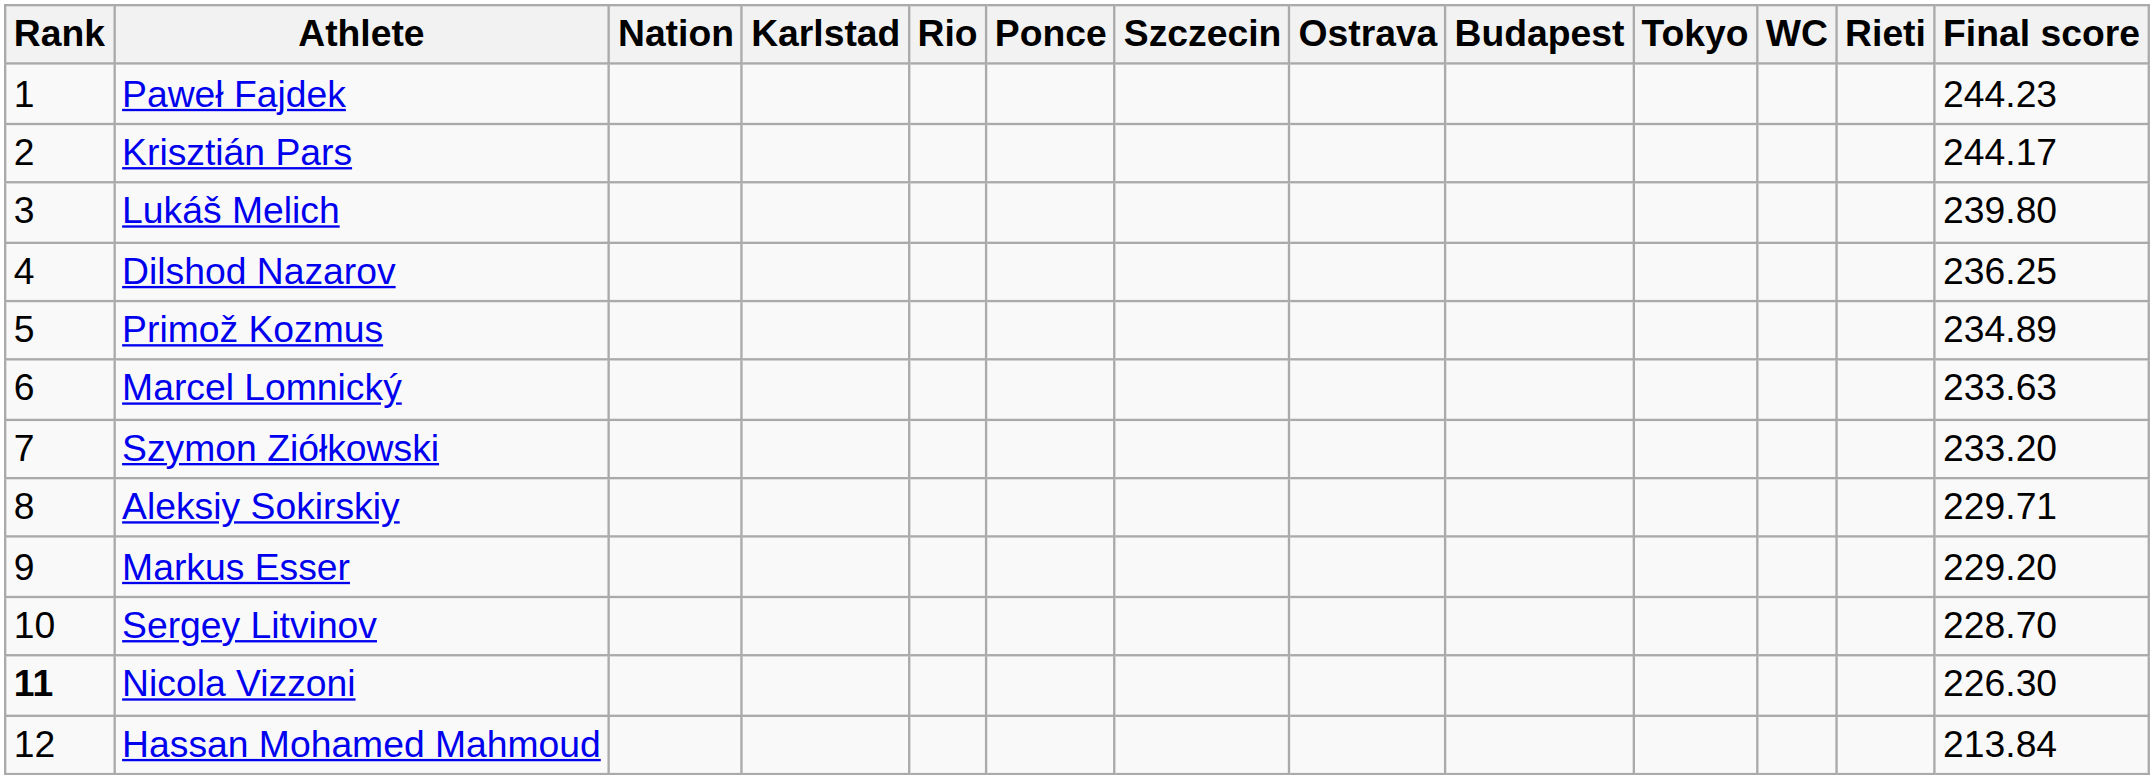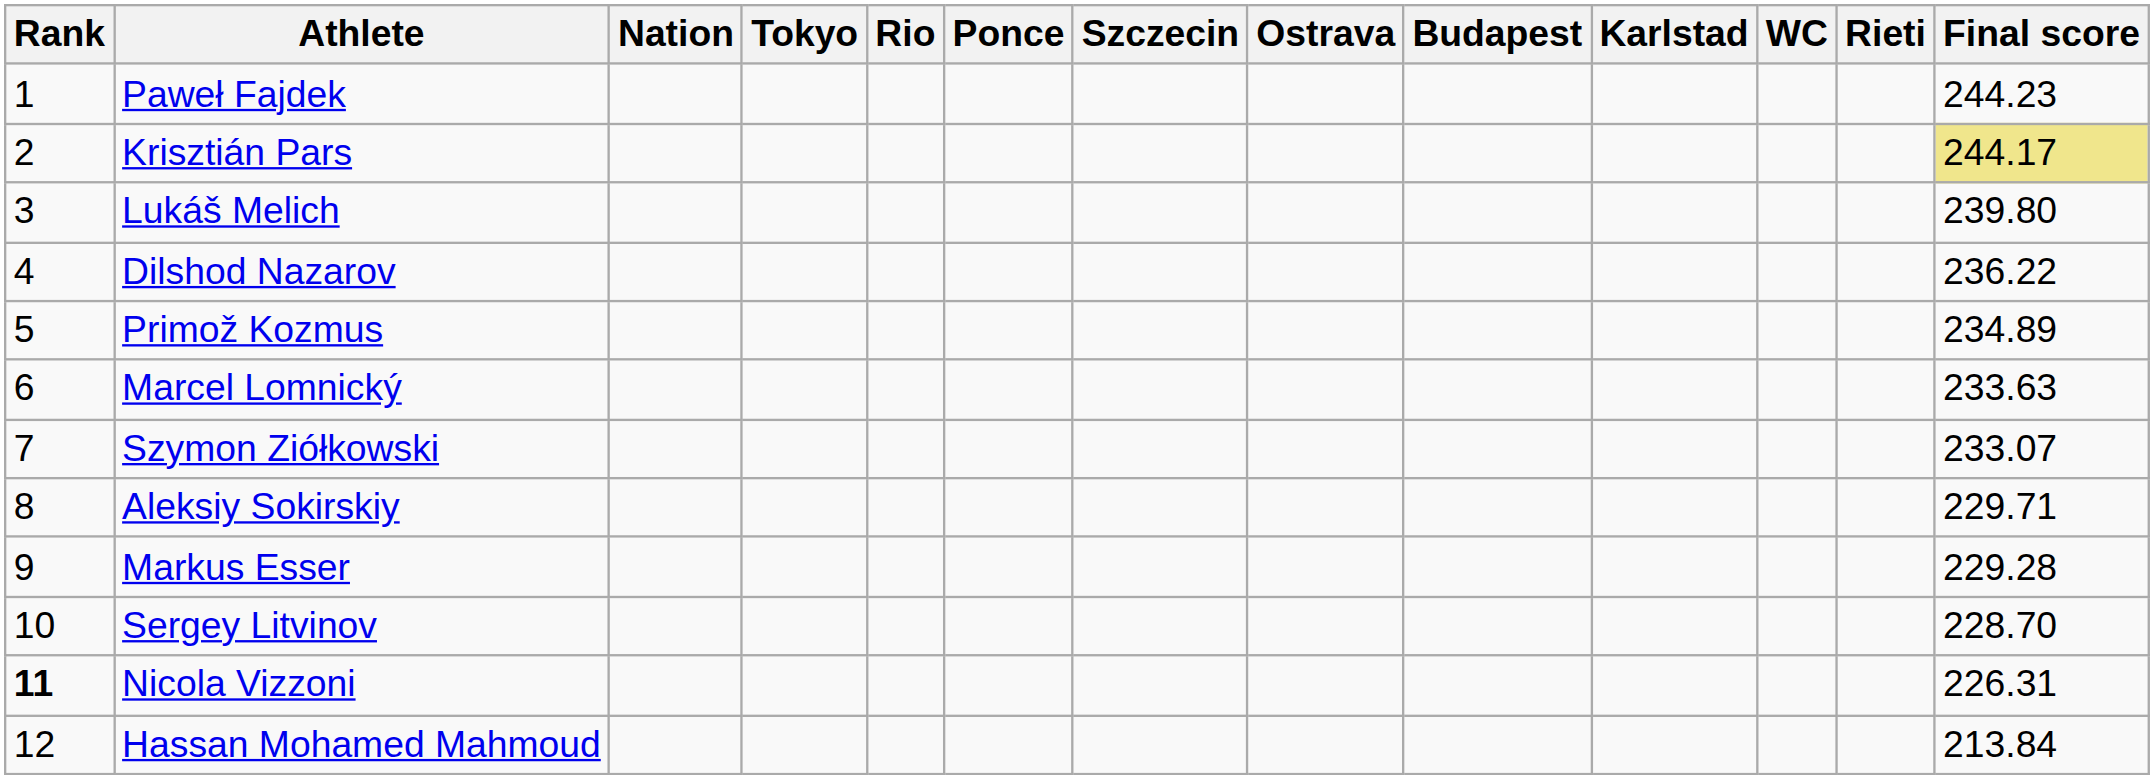columns swapped: (1695, 34) <-> (826, 34)
(2000, 152) no background -> (2000, 152) khaki background
(2000, 270) 236.25 -> (2000, 270) 236.22
(2000, 447) 233.20 -> (2000, 447) 233.07
(2000, 566) 229.20 -> (2000, 566) 229.28
(2000, 684) 226.30 -> (2000, 684) 226.31
